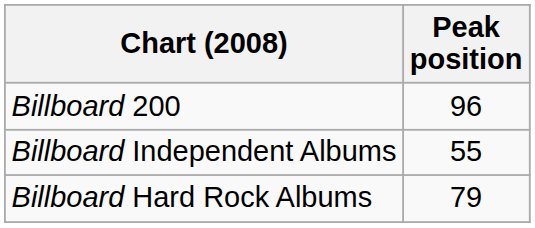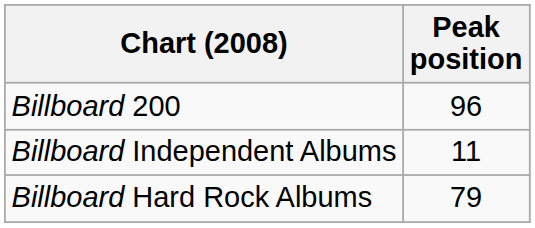(466, 151) 55 -> (466, 151) 11
